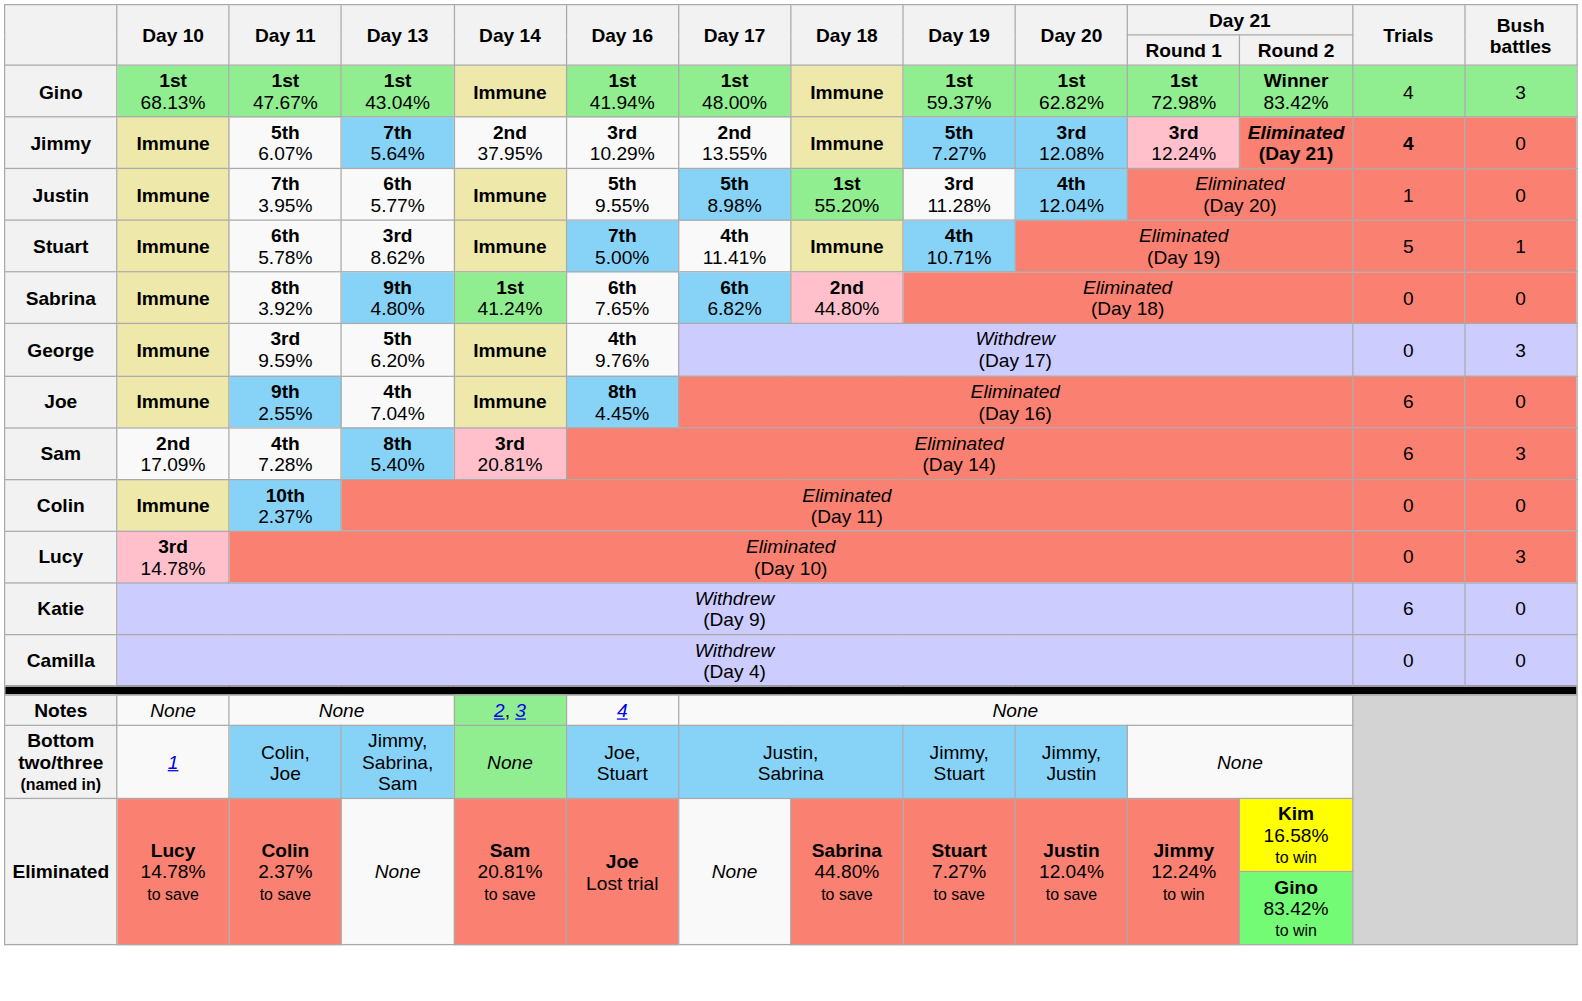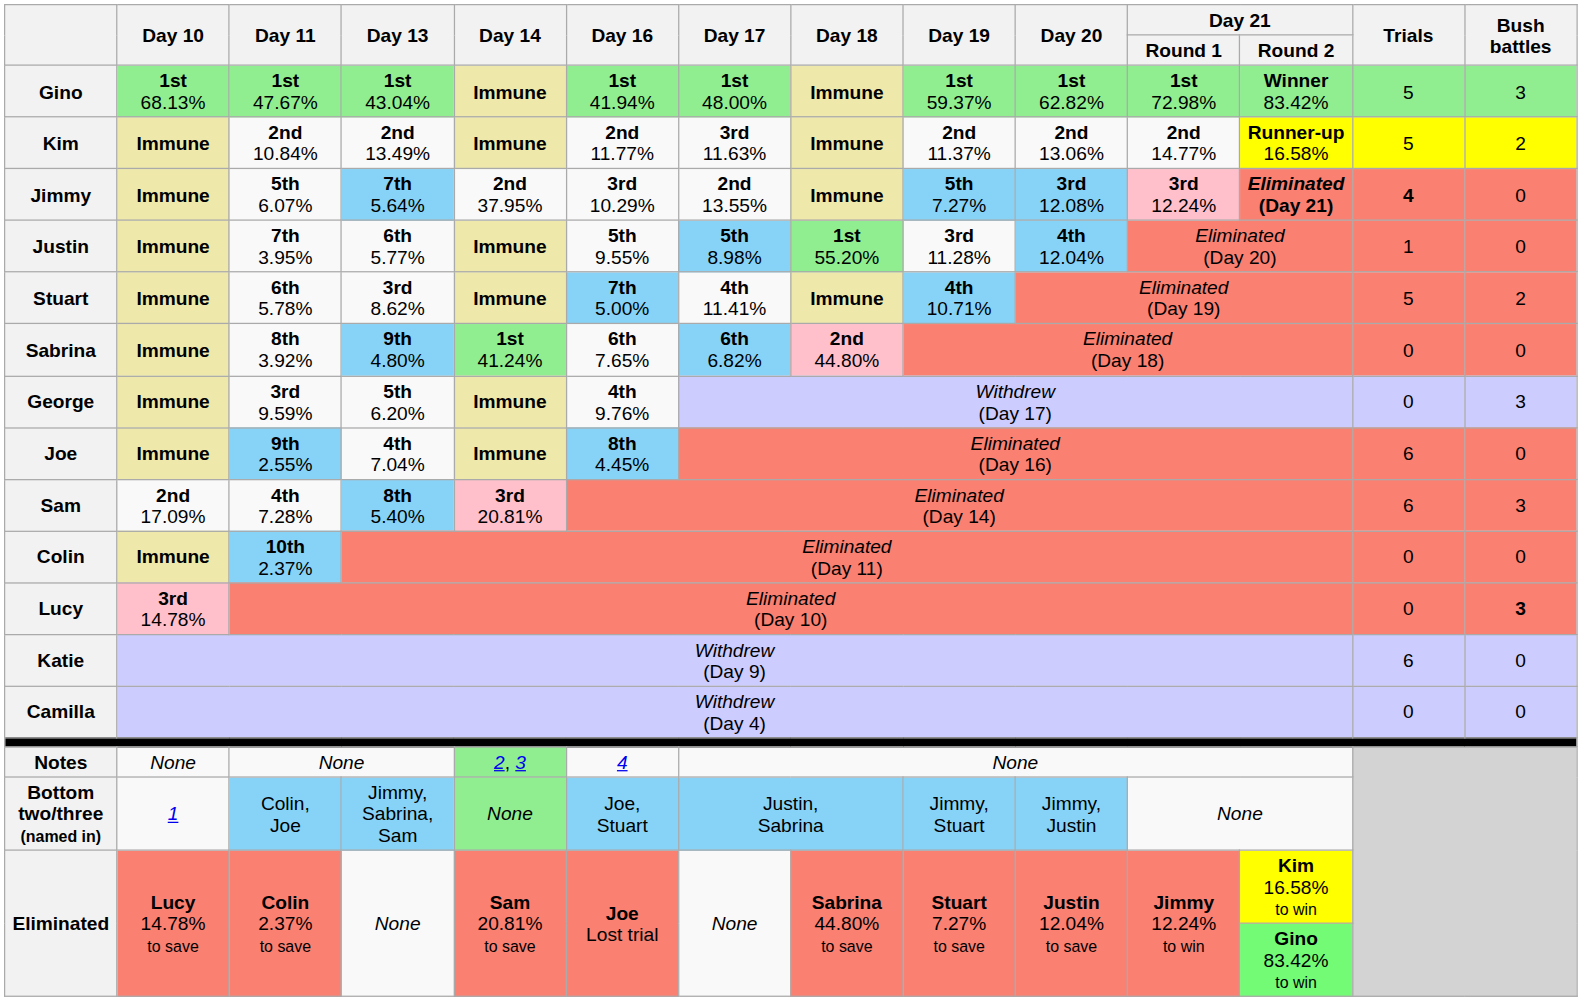(1408, 91) 4 -> (1408, 91) 5
+ row: (61, 143)
(1521, 247) 1 -> (1521, 298) 2
(1521, 557) normal -> (1521, 609) bold
